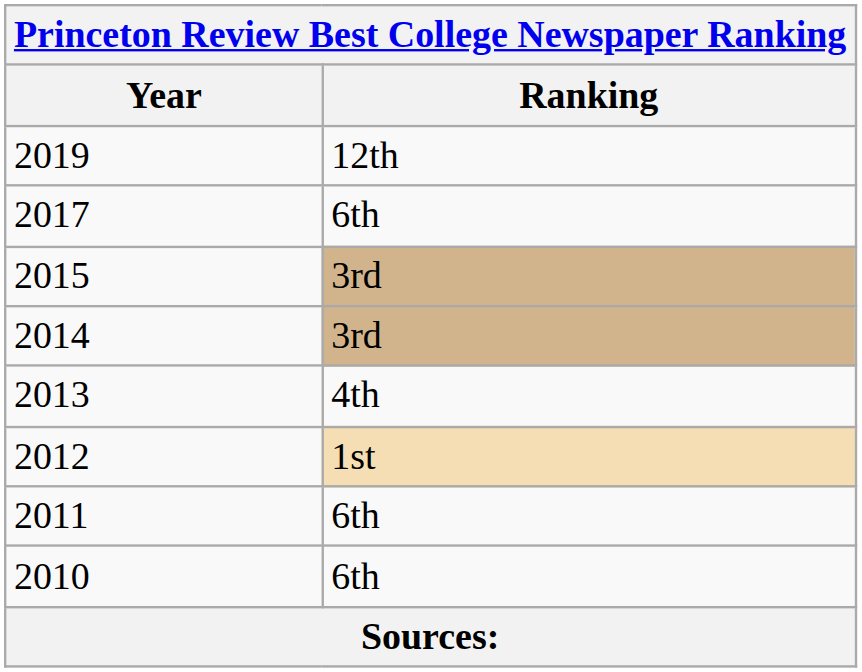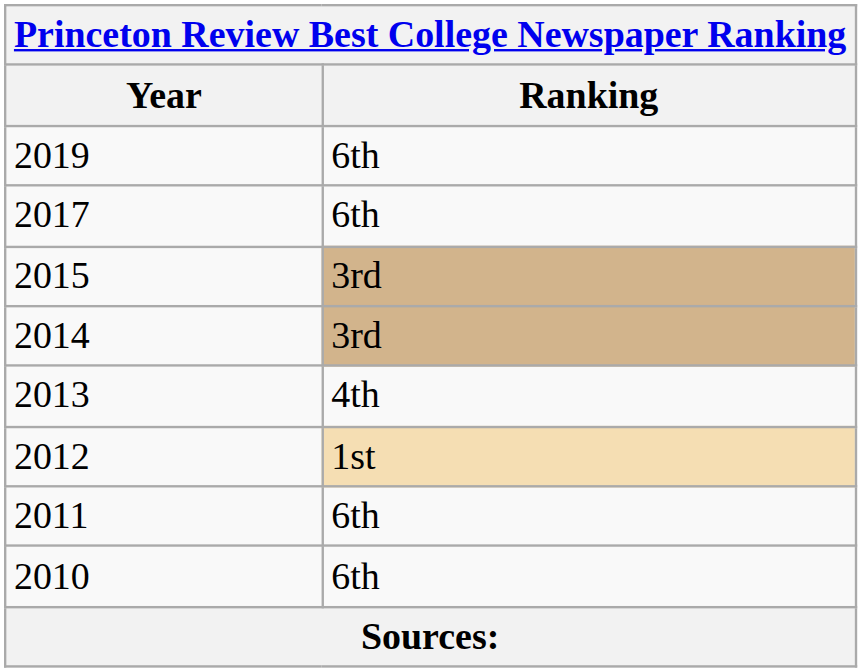(365, 154) 12th -> (355, 154) 6th
